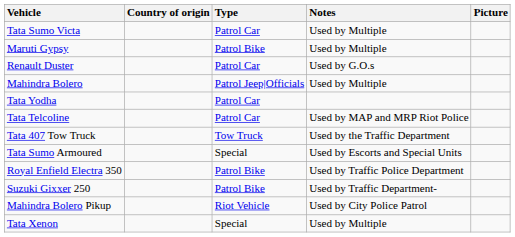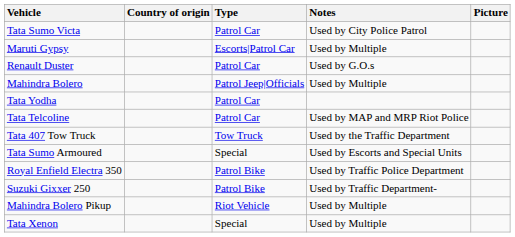(348, 30) Used by Multiple -> (368, 30) Used by City Police Patrol
(240, 48) Patrol Bike -> (255, 48) Escorts|Patrol Car
(368, 205) Used by City Police Patrol -> (348, 205) Used by Multiple
